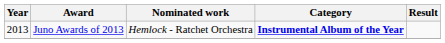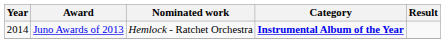(18, 30) 2013 -> (18, 30) 2014
